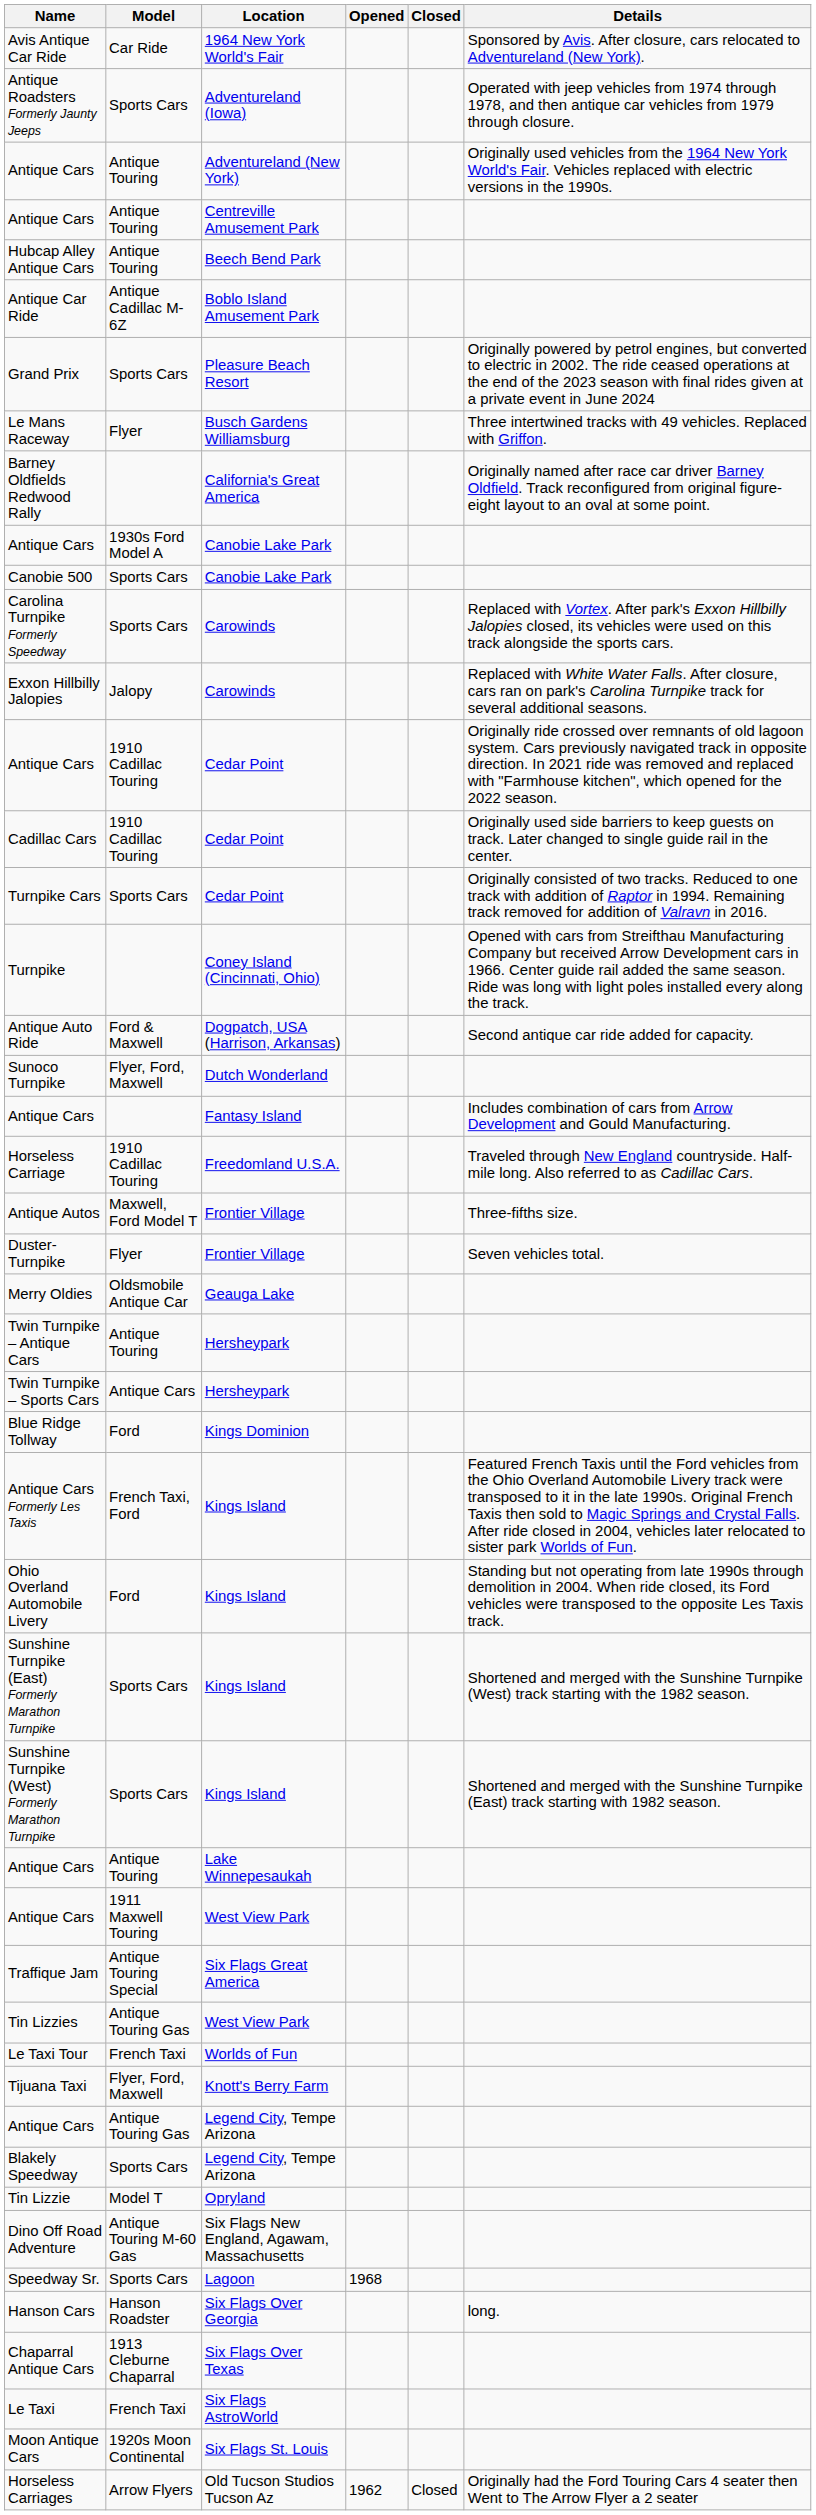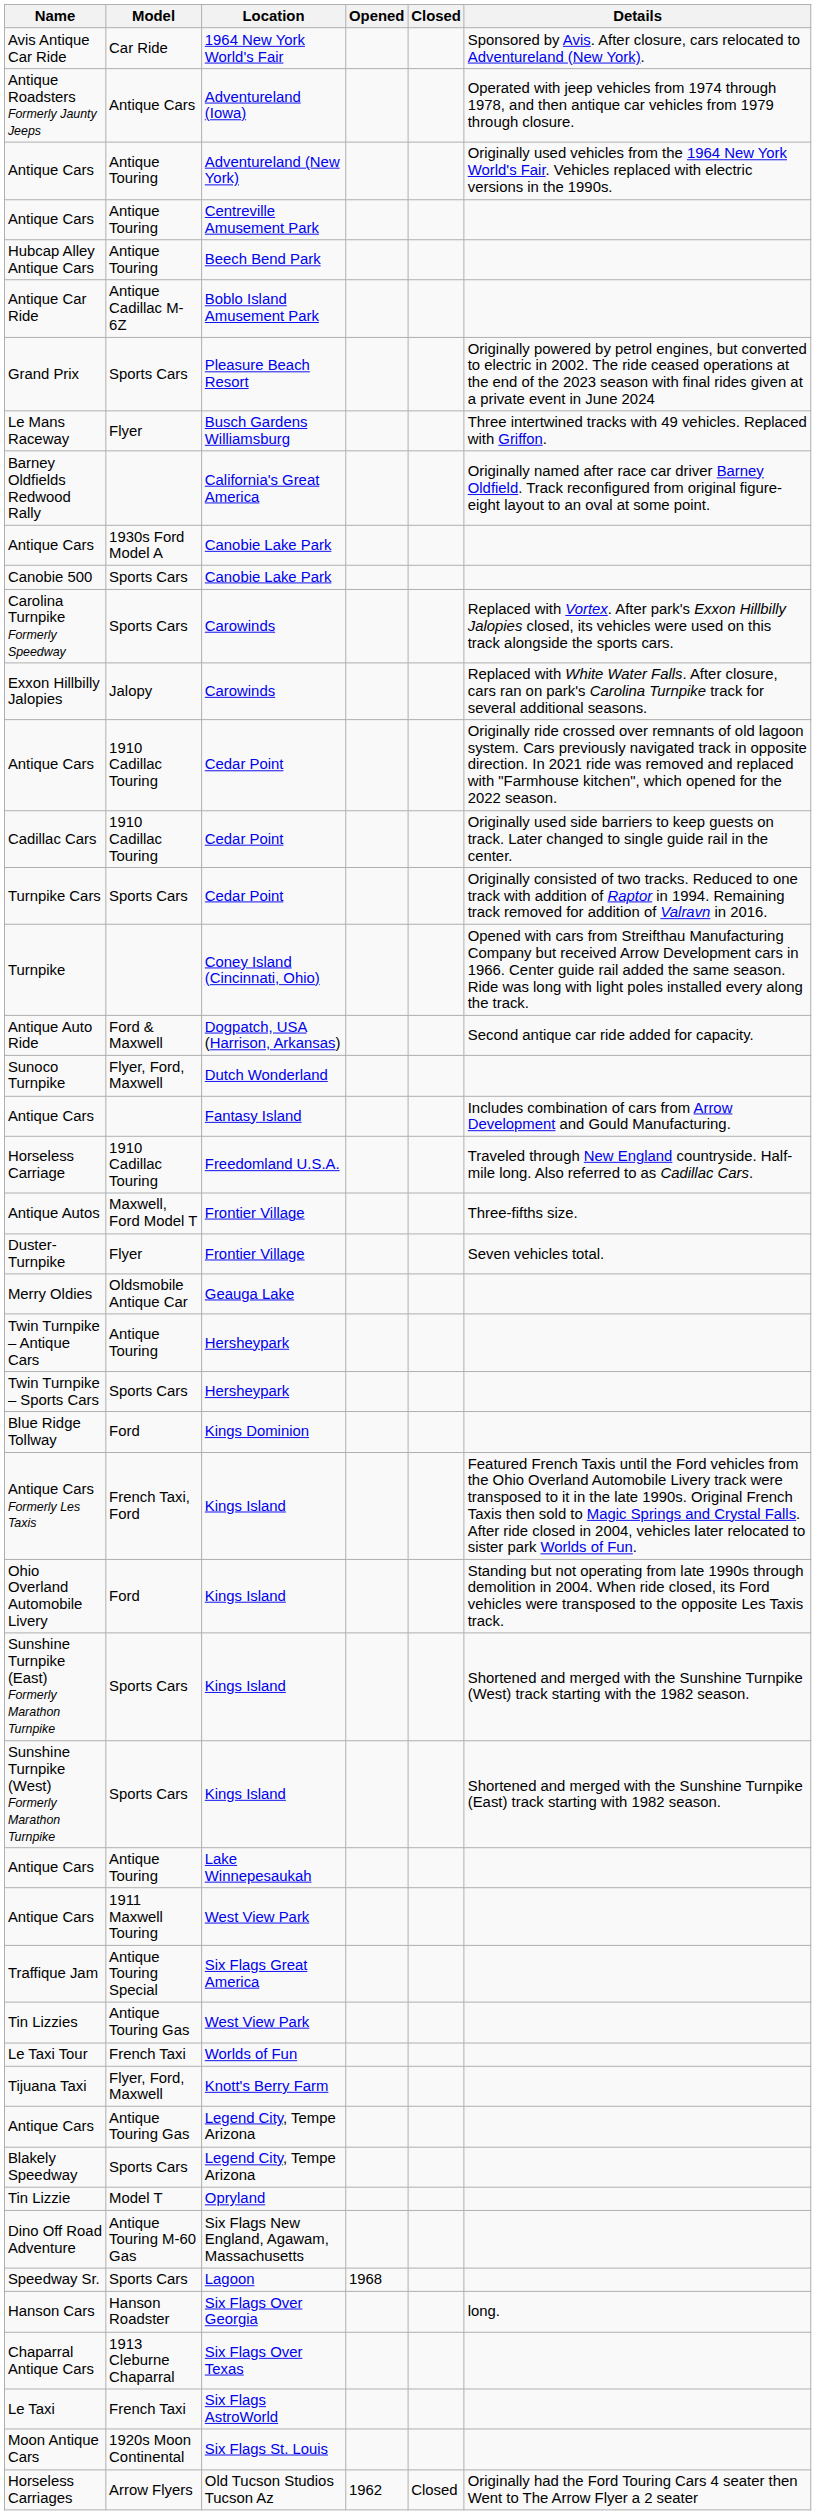(148, 105) Sports Cars -> (152, 105) Antique Cars
(152, 1391) Antique Cars -> (148, 1391) Sports Cars
